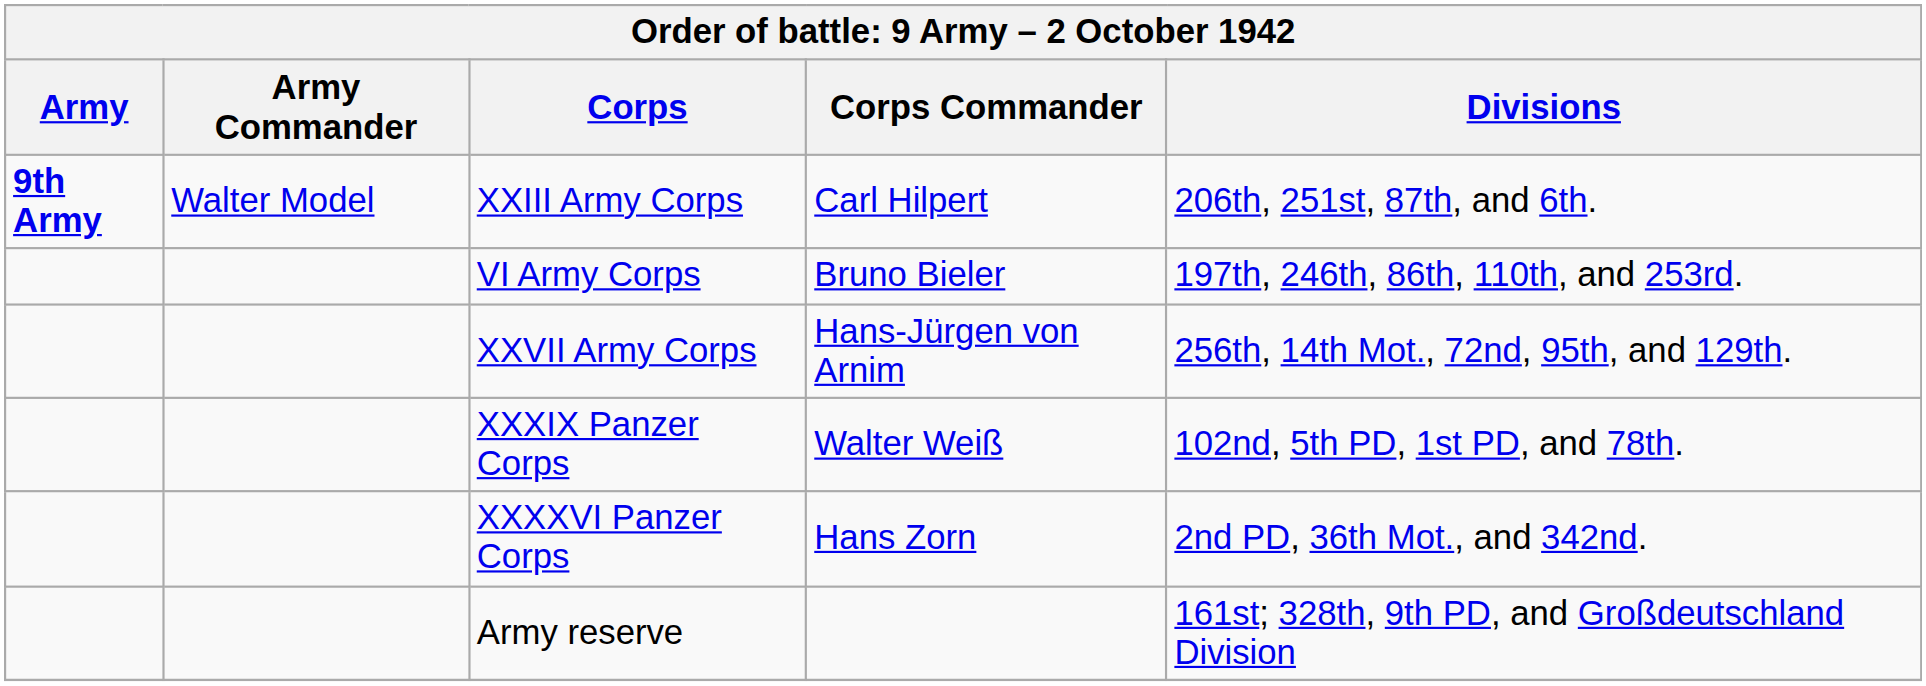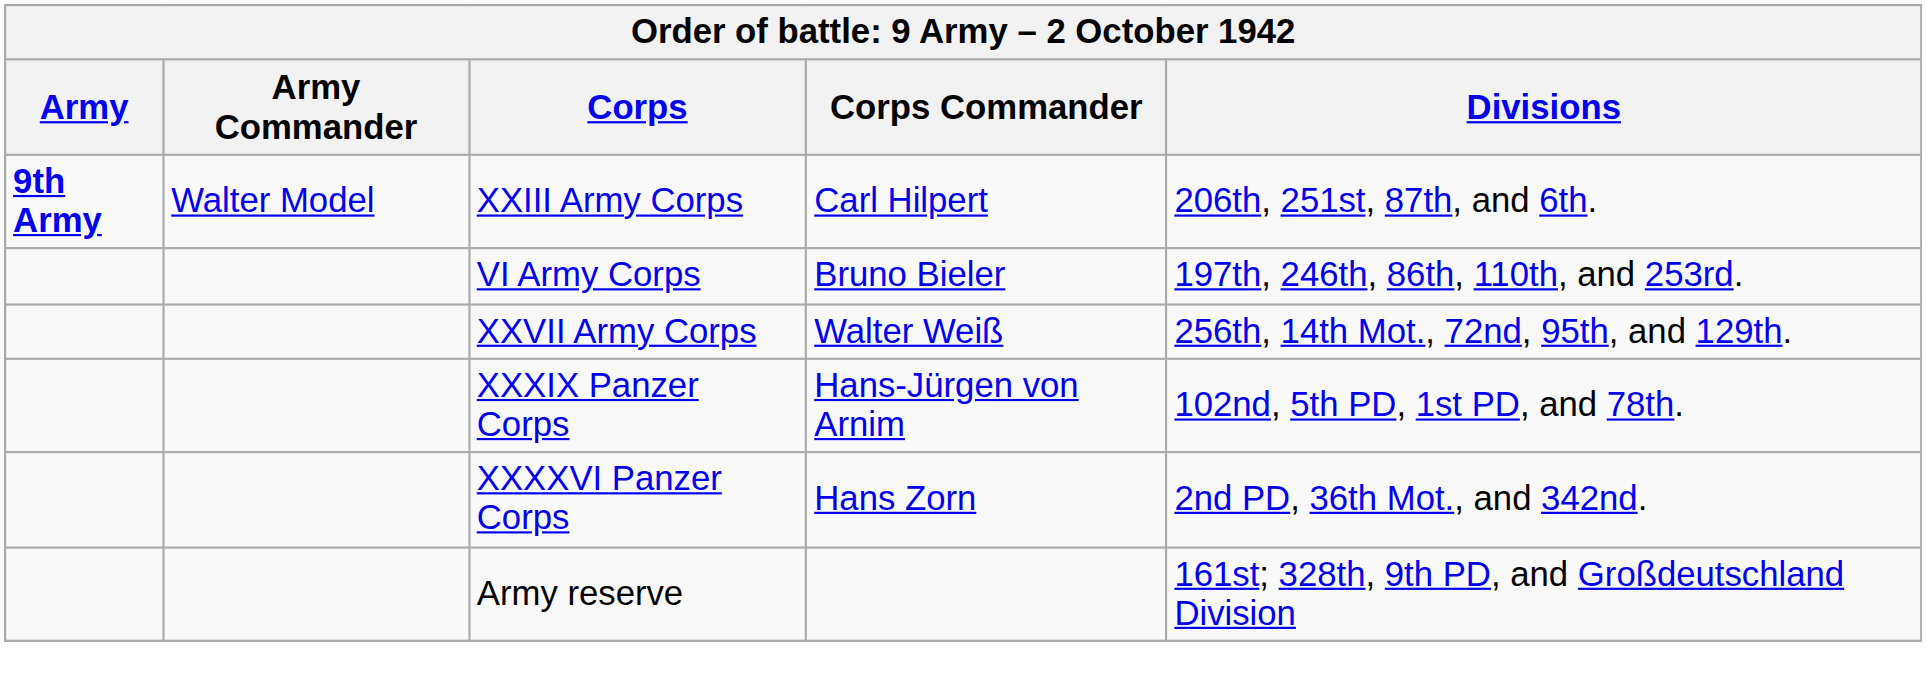(946, 349) Hans-Jürgen von Arnim -> (909, 330) Walter Weiß
(909, 444) Walter Weiß -> (946, 405) Hans-Jürgen von Arnim
